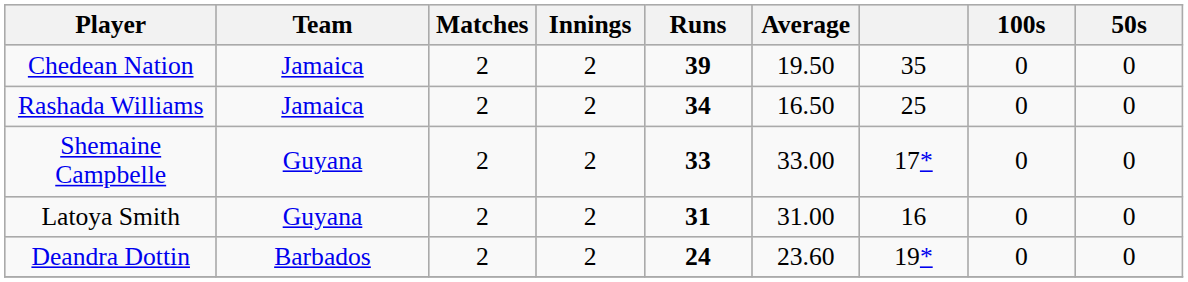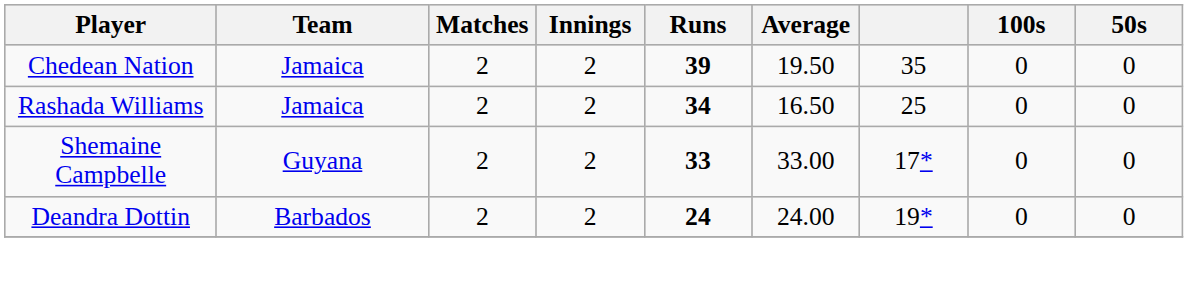- row: (111, 216)
(806, 256) 23.60 -> (806, 216) 24.00
